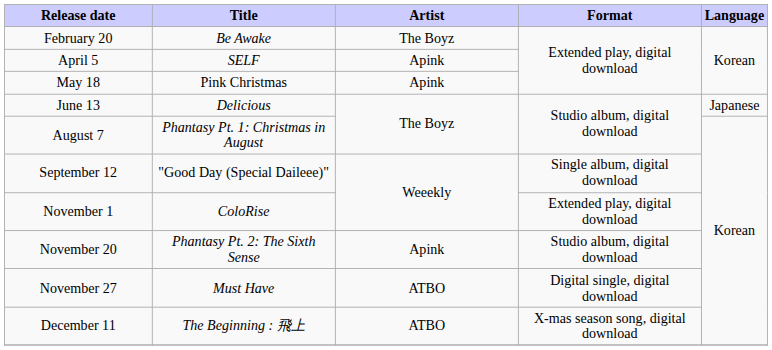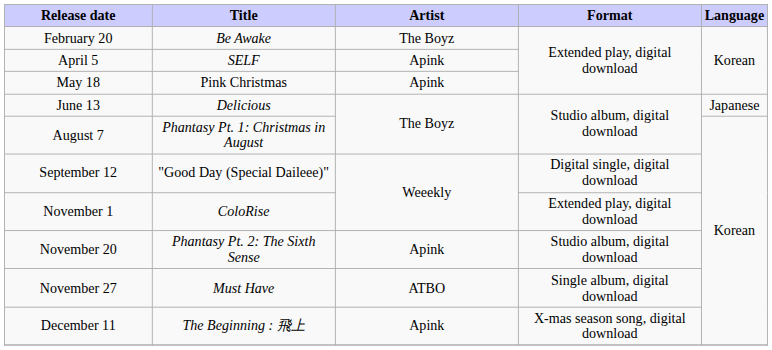(610, 173) Single album, digital download -> (610, 173) Digital single, digital download
(610, 287) Digital single, digital download -> (610, 287) Single album, digital download
(427, 326) ATBO -> (427, 326) Apink
